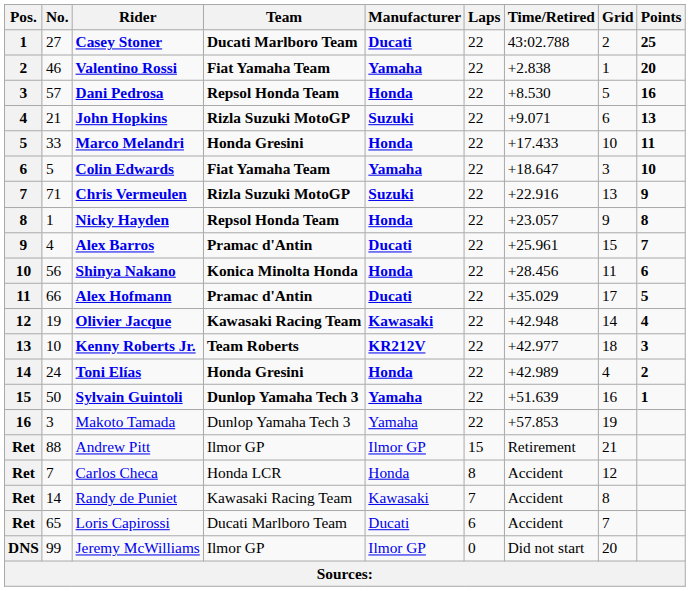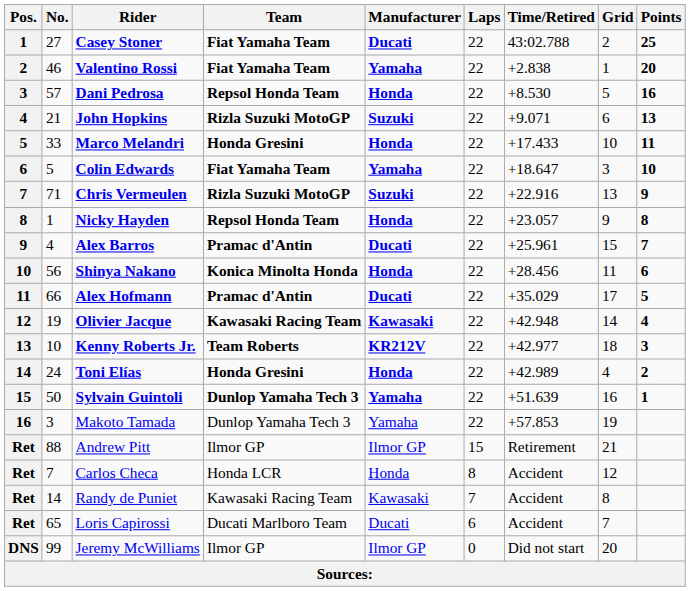(282, 42) Ducati Marlboro Team -> (268, 42) Fiat Yamaha Team
